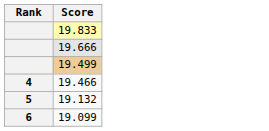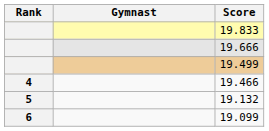+ column: (134, 13)
